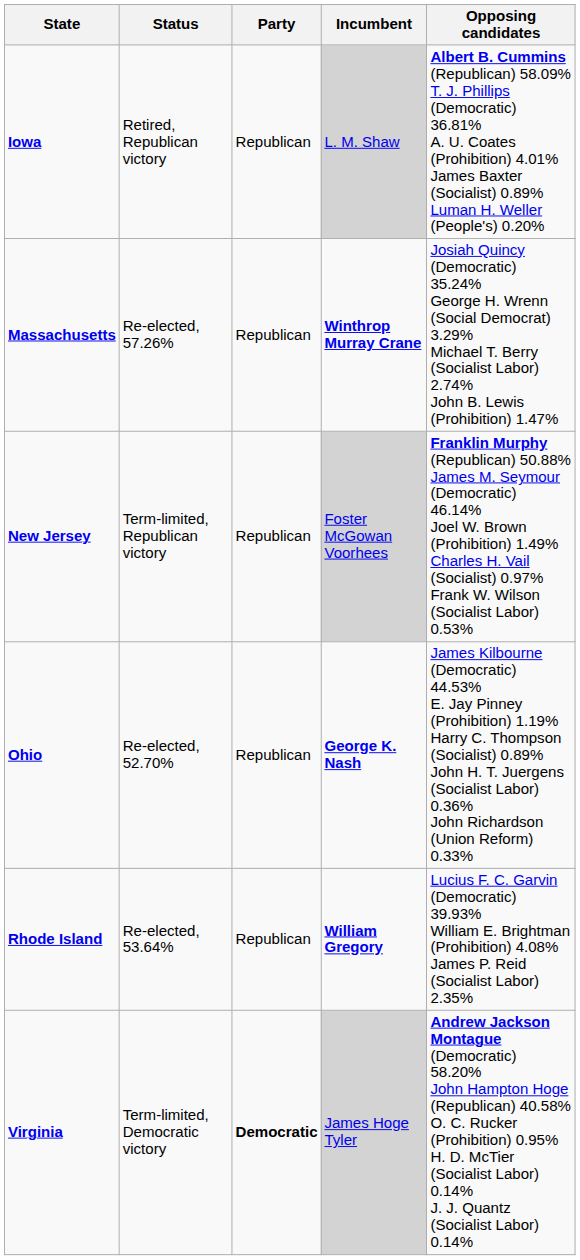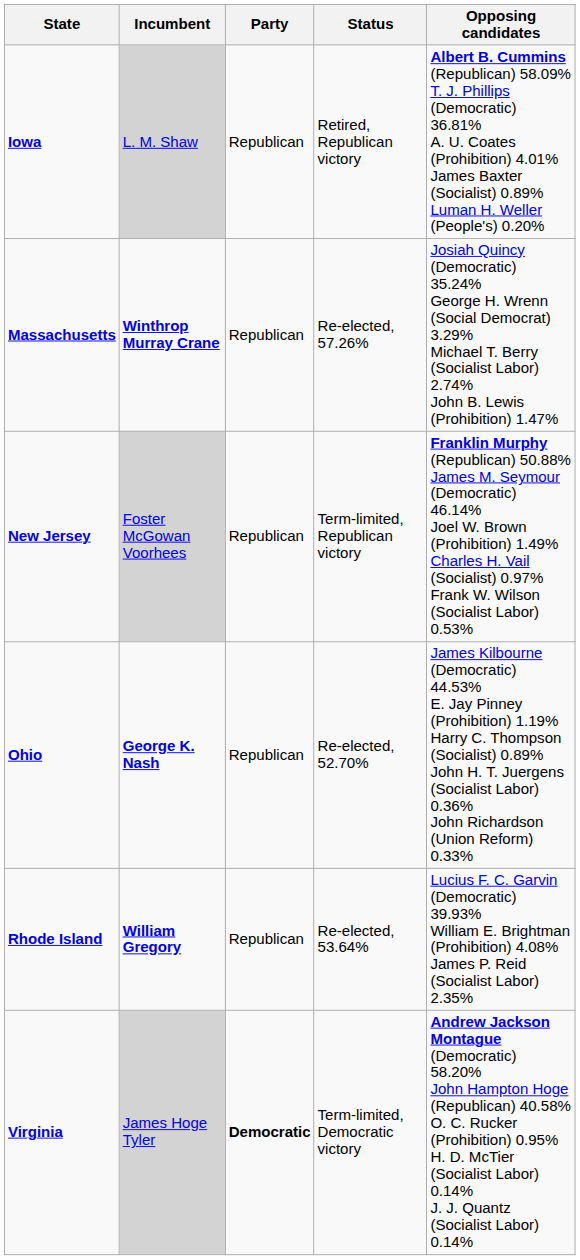columns swapped: (374, 24) <-> (176, 24)
